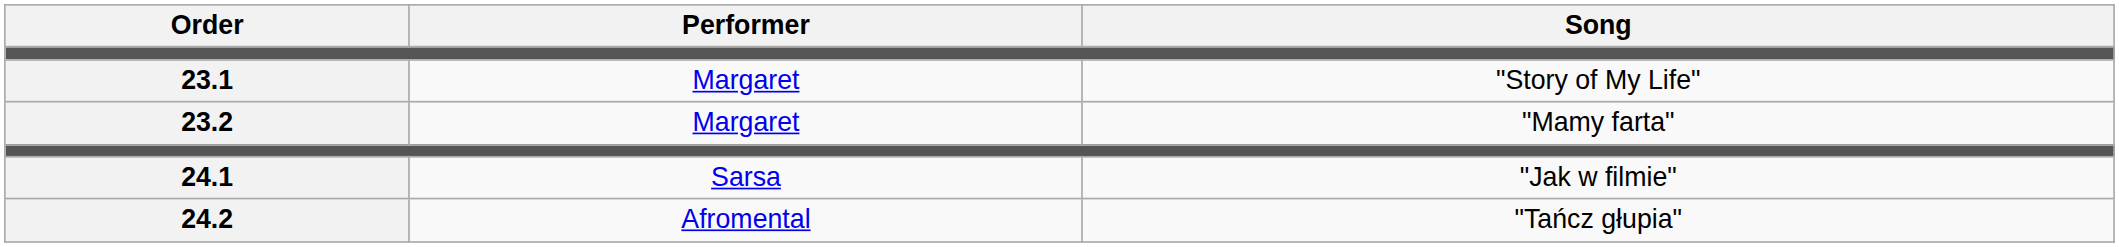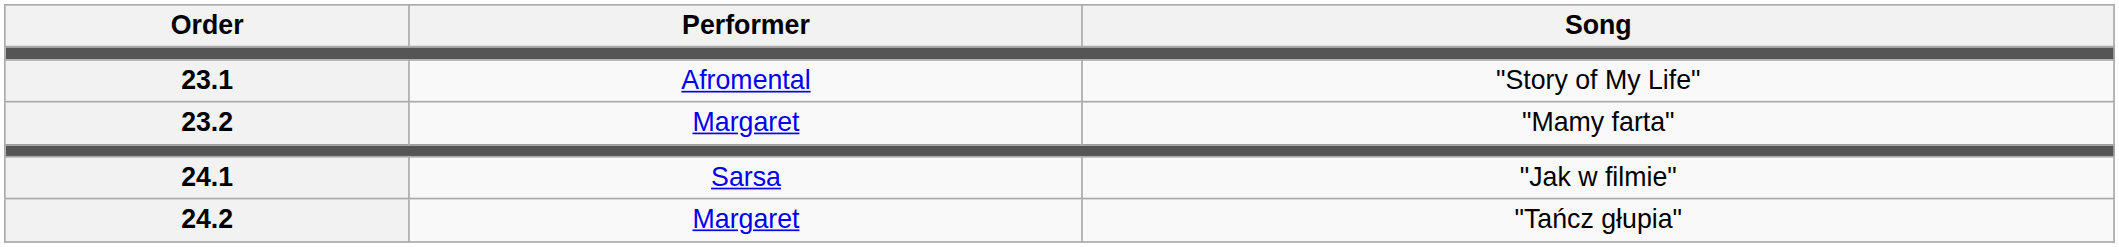(746, 80) Margaret -> (746, 80) Afromental
(746, 219) Afromental -> (746, 219) Margaret
